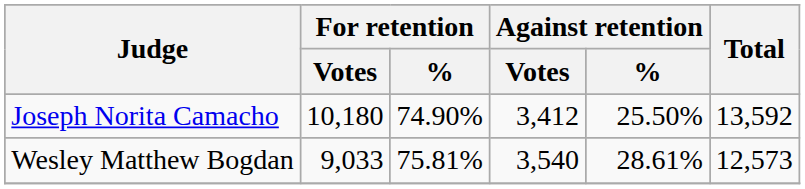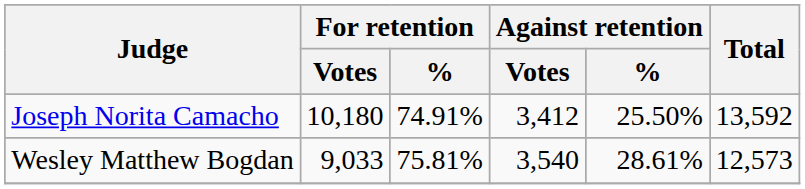(440, 115) 74.90% -> (440, 115) 74.91%
